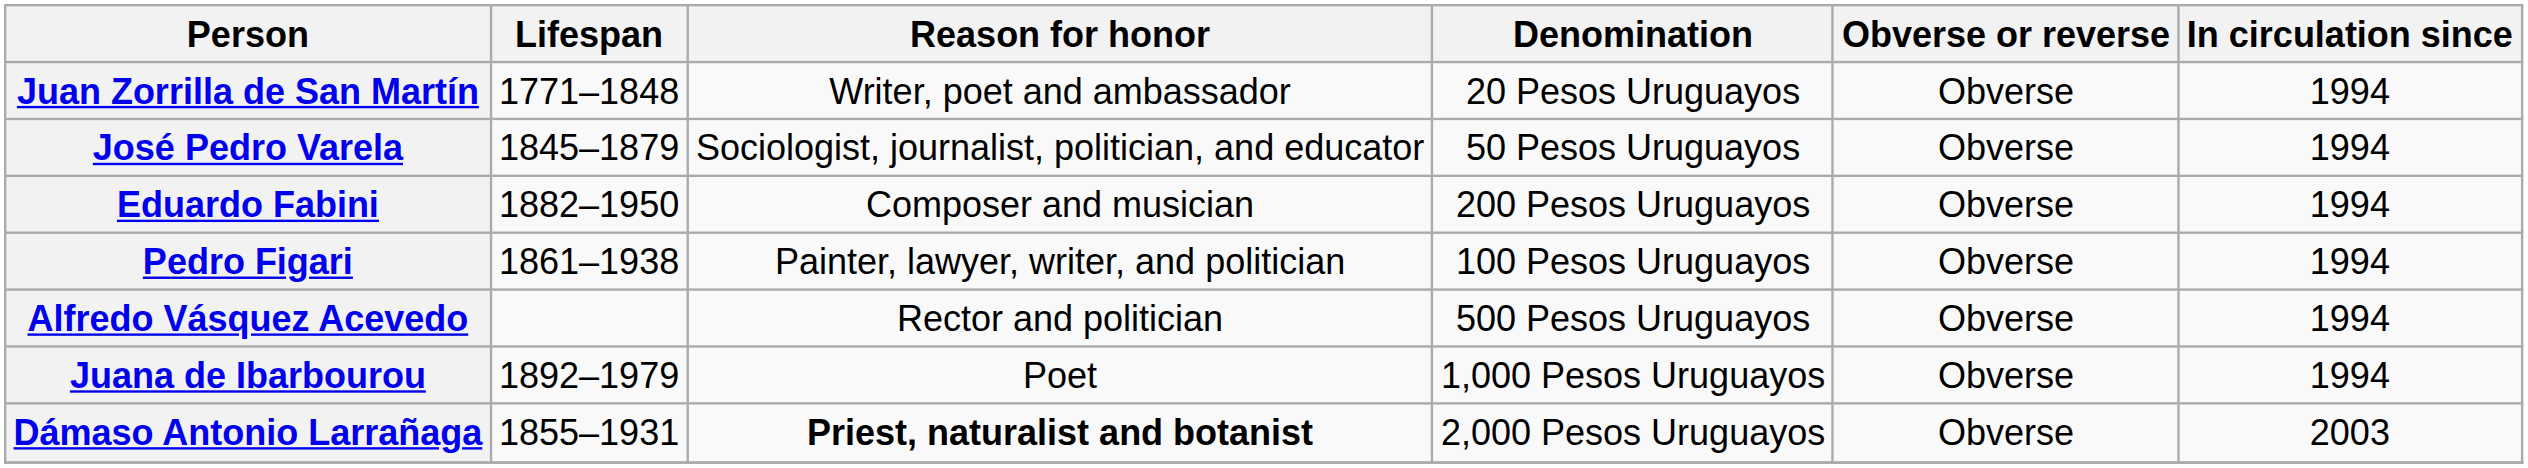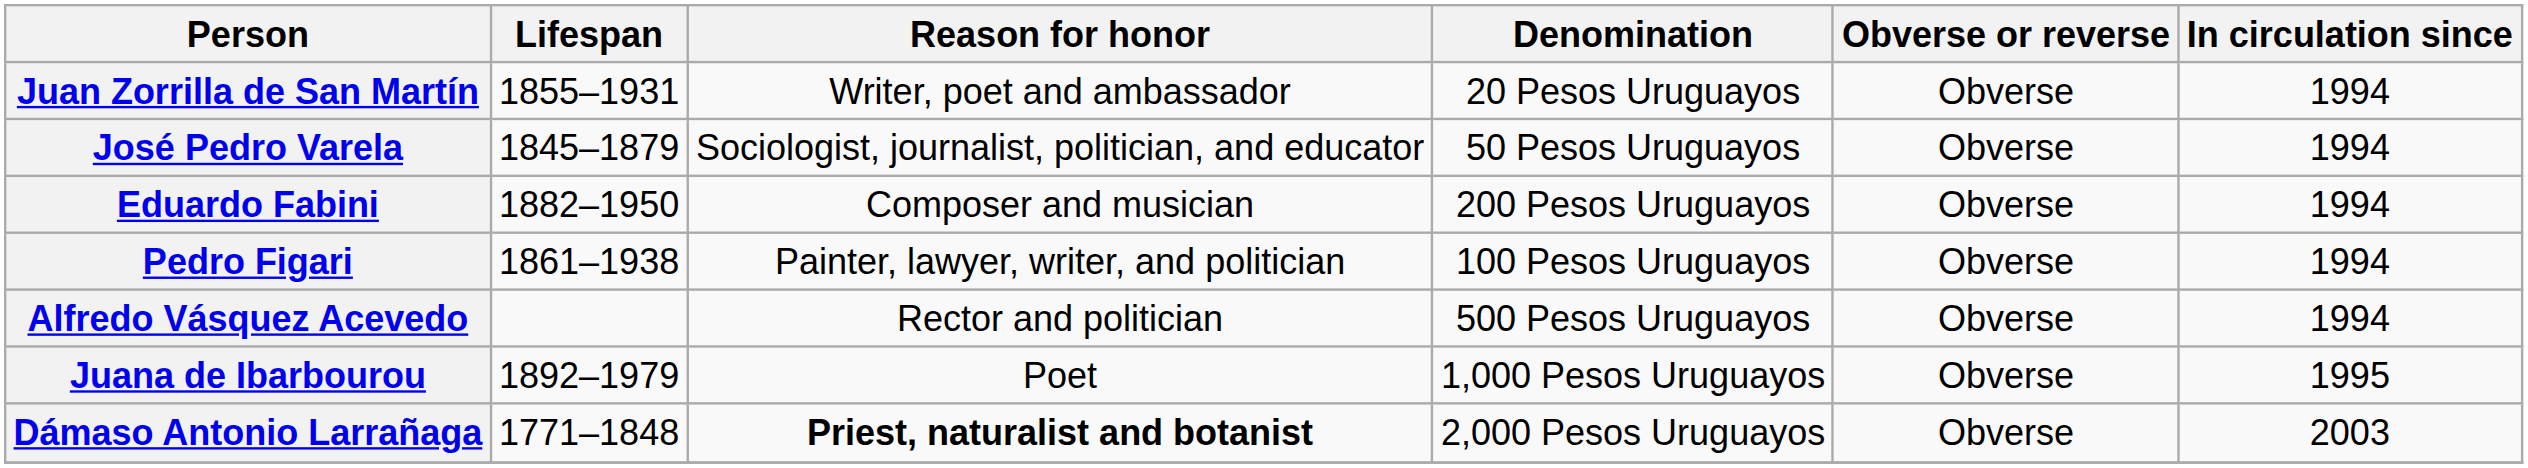(589, 91) 1771–1848 -> (589, 91) 1855–1931
(2350, 376) 1994 -> (2350, 376) 1995
(589, 433) 1855–1931 -> (589, 433) 1771–1848
